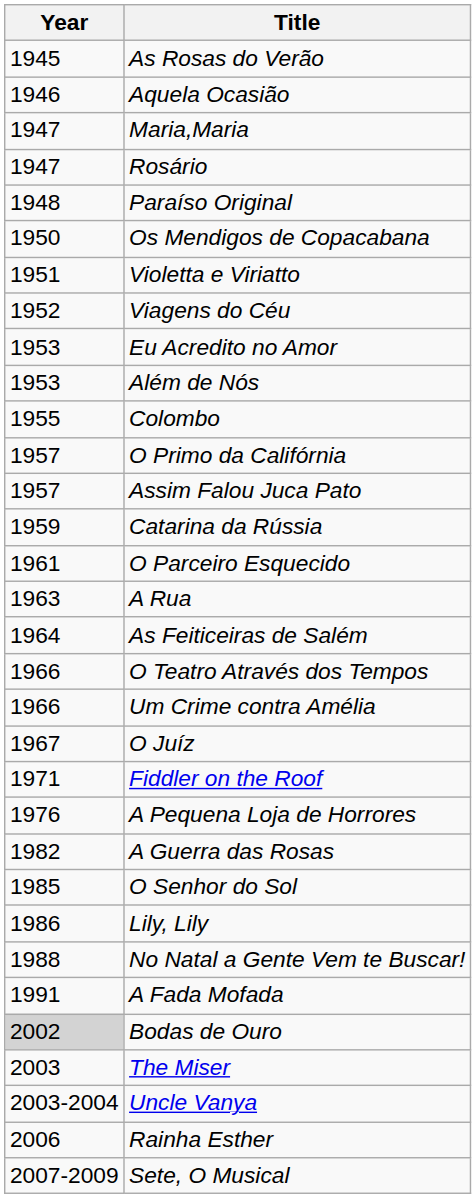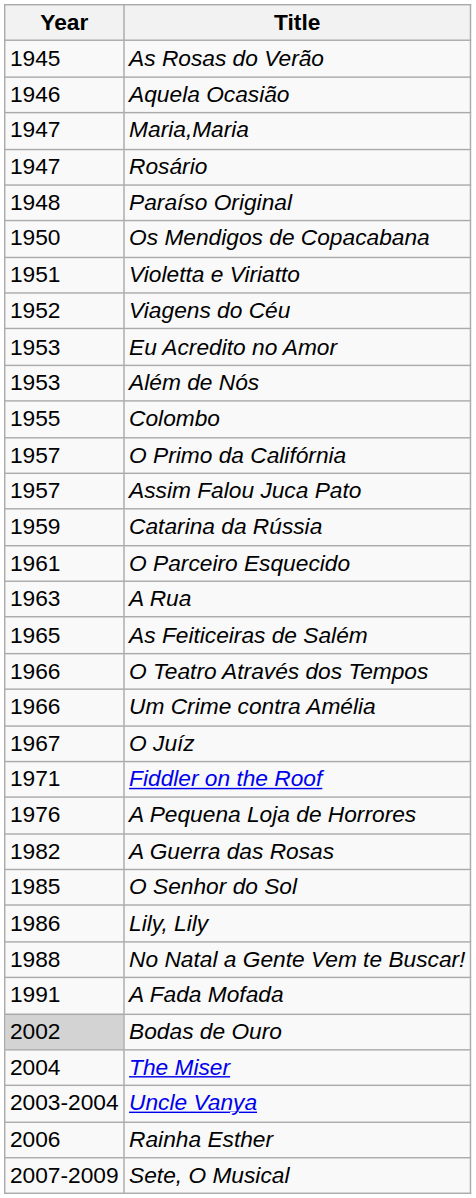(35, 635) 1964 -> (35, 635) 1965
(35, 1067) 2003 -> (35, 1067) 2004
